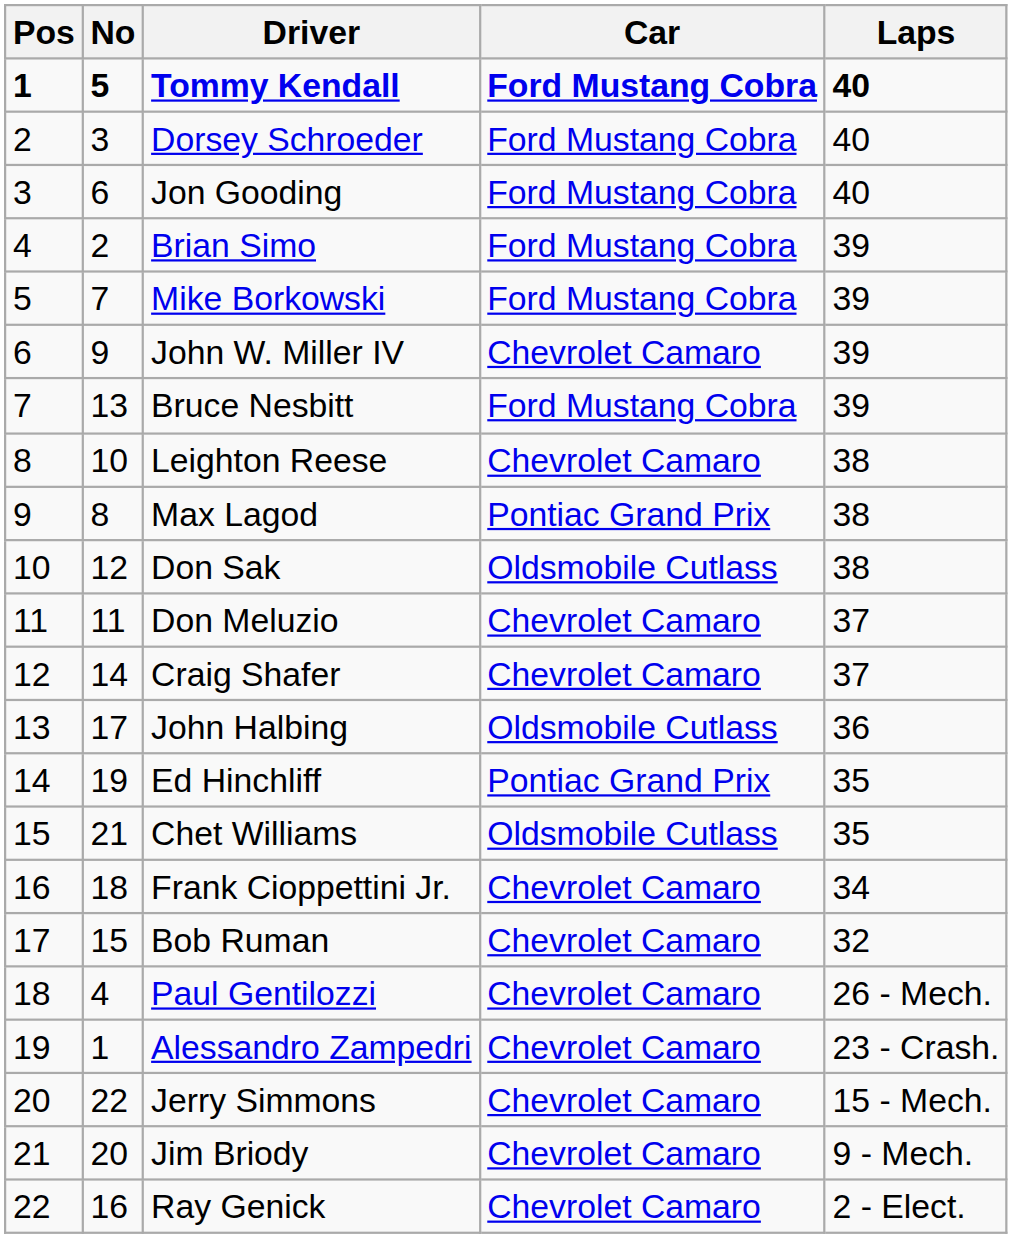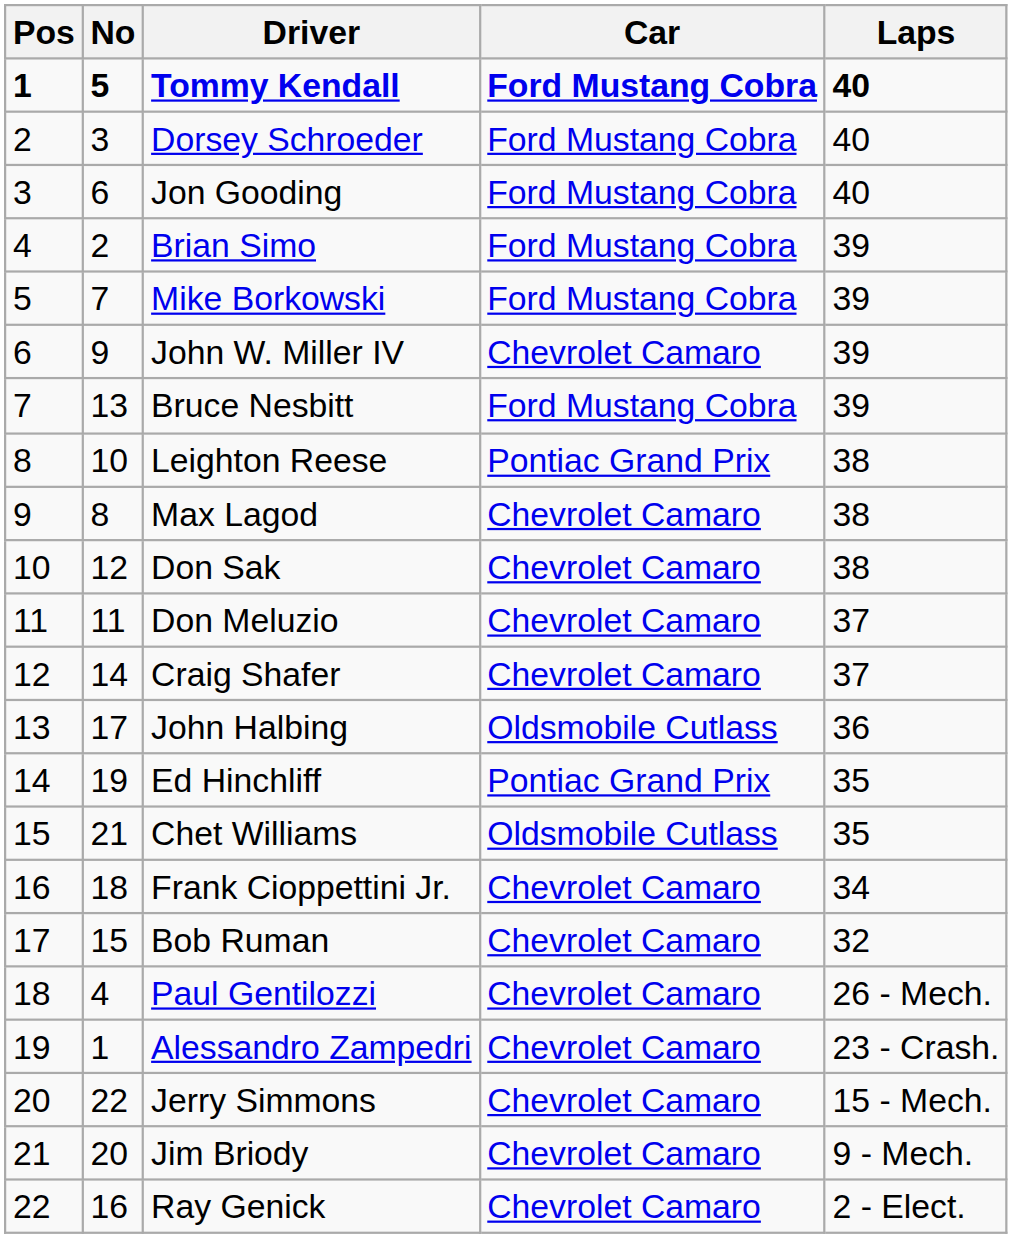(624, 459) Chevrolet Camaro -> (629, 459) Pontiac Grand Prix
(629, 513) Pontiac Grand Prix -> (624, 513) Chevrolet Camaro
(633, 566) Oldsmobile Cutlass -> (624, 566) Chevrolet Camaro
